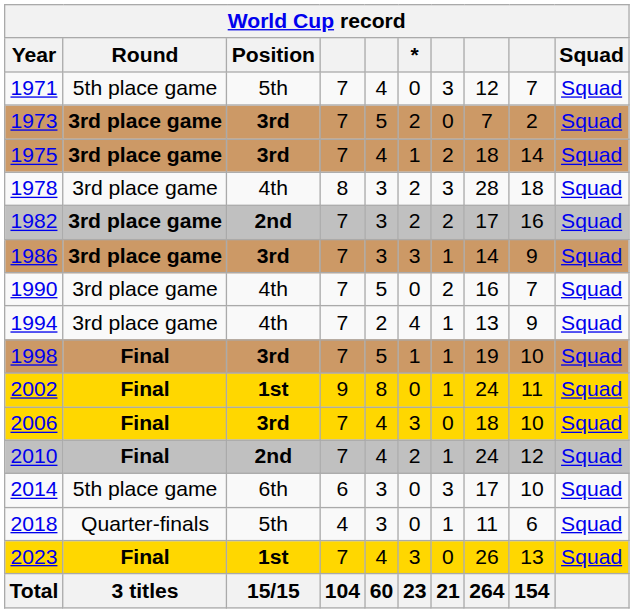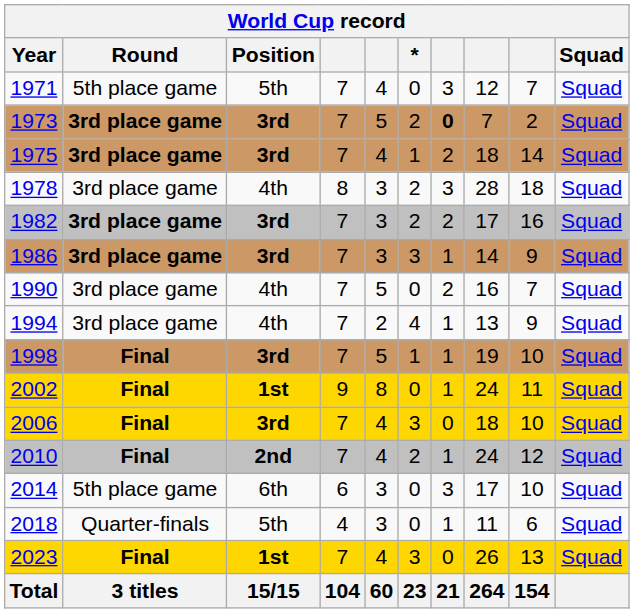(448, 121) normal -> (448, 121) bold
(273, 222) 2nd -> (273, 222) 3rd
